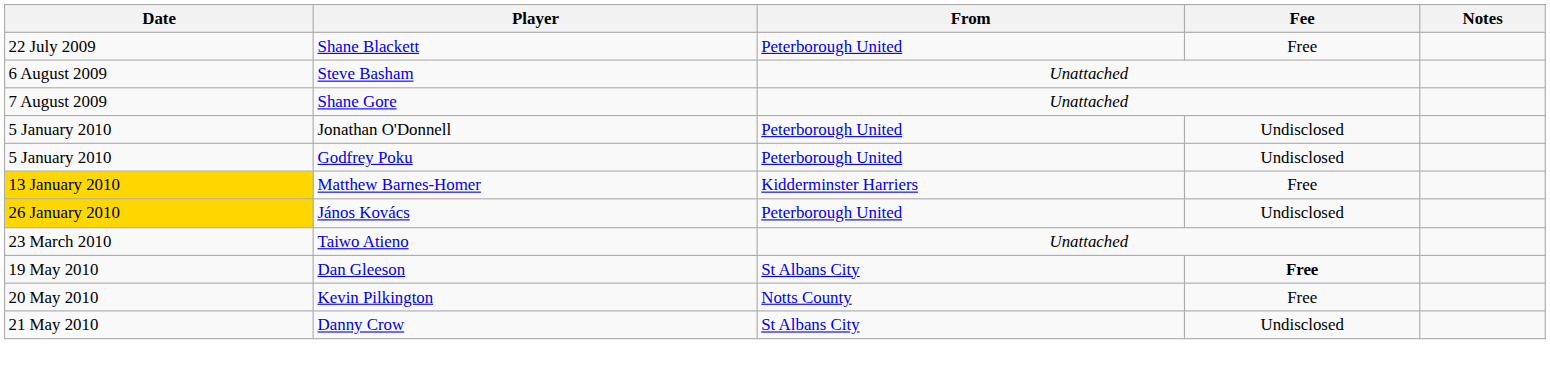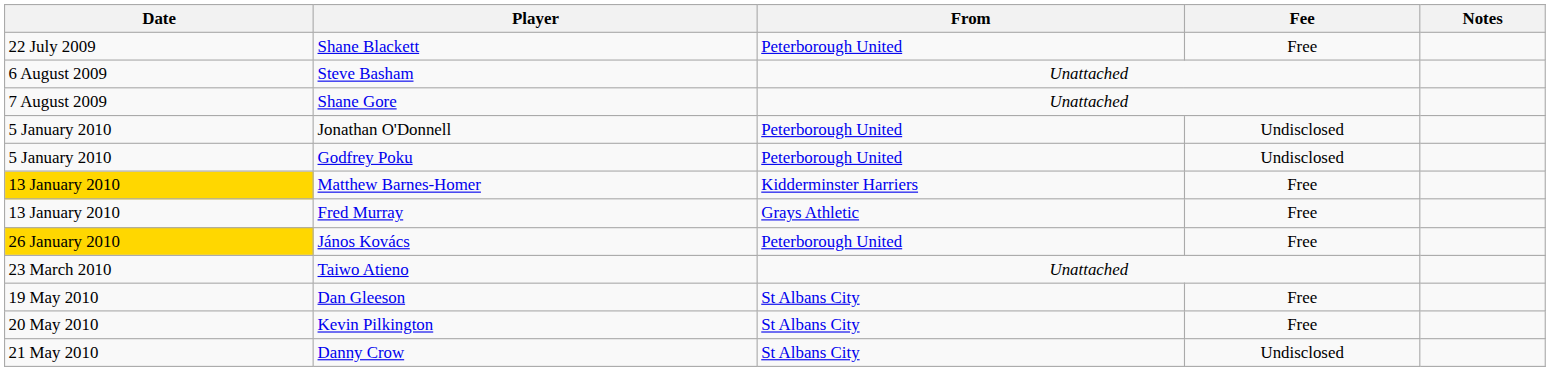+ row: (360, 213)
(1302, 213) Undisclosed -> (1302, 241) Free
(1302, 268) bold -> (1302, 296) normal
(806, 296) Notts County -> (810, 324) St Albans City
